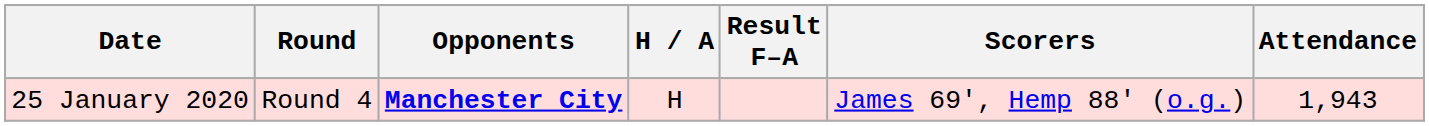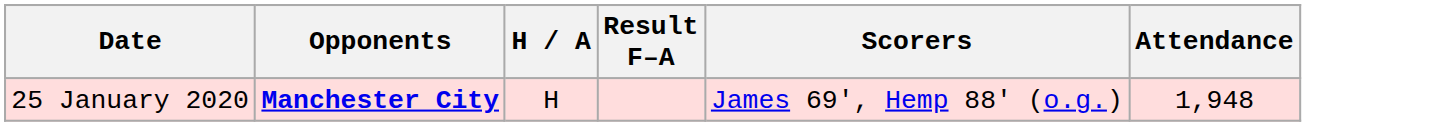- column: (317, 42)
(1338, 100) 1,943 -> (1215, 100) 1,948
